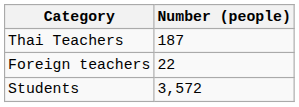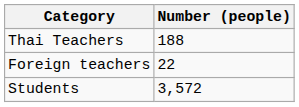(171, 41) 187 -> (171, 41) 188
